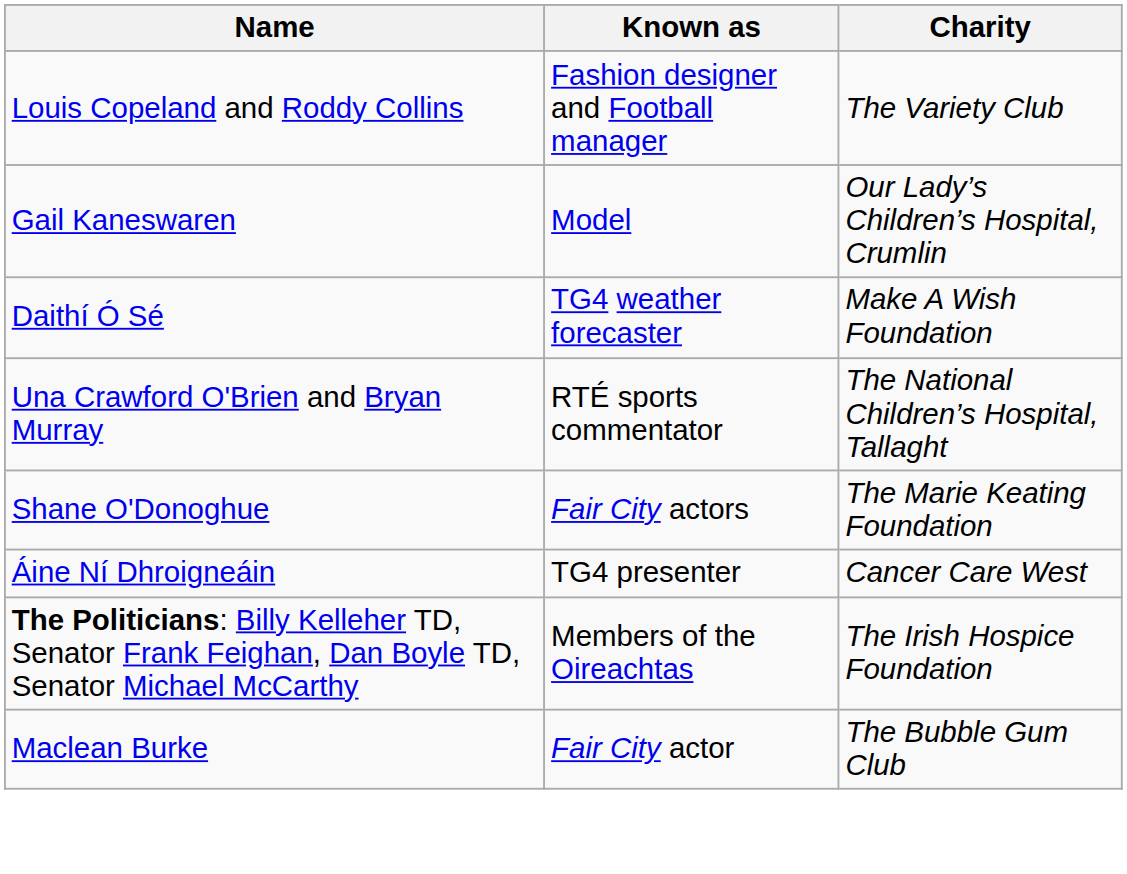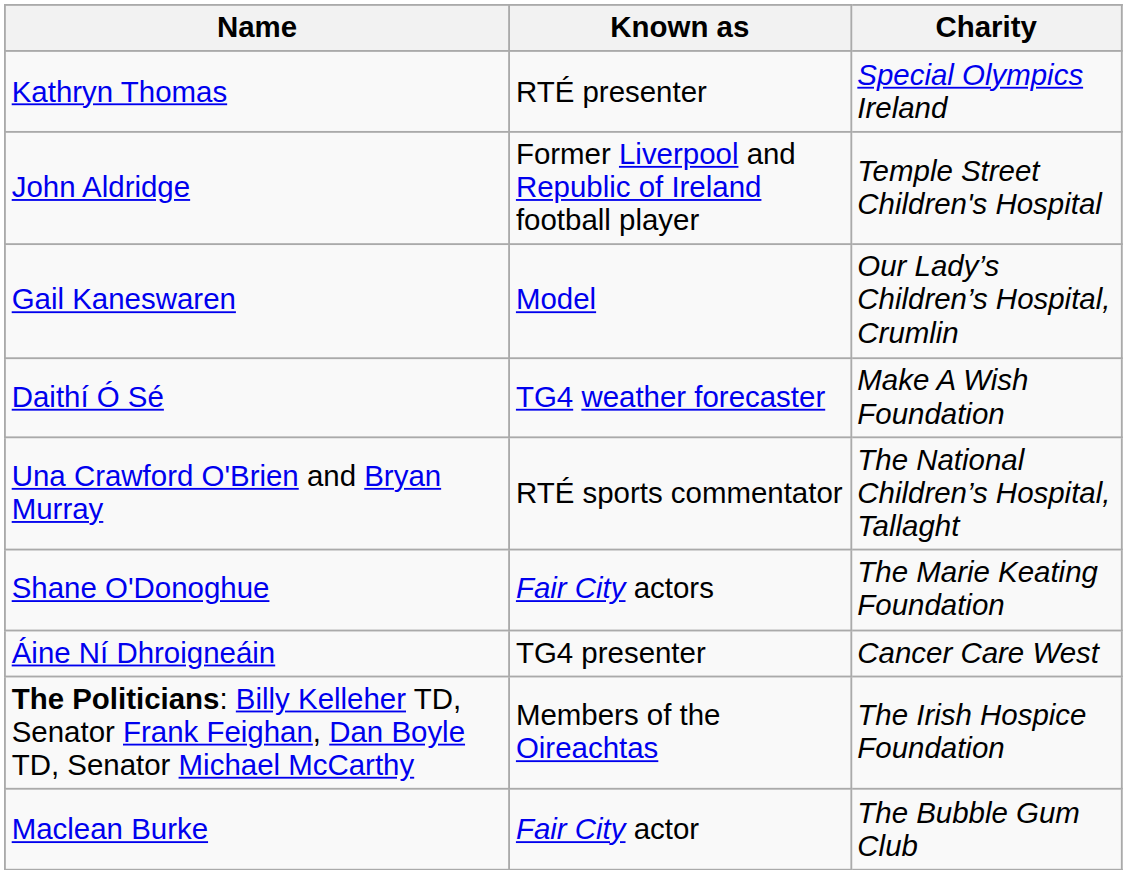+ row: (119, 91)
+ row: (101, 187)
- row: (238, 107)
